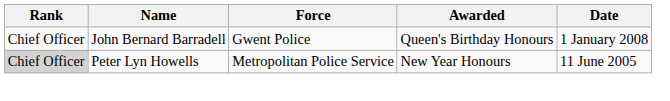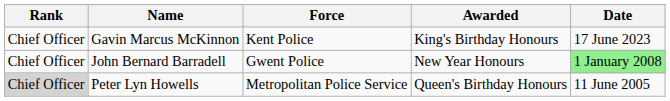+ row: (165, 38)
(477, 38) Queen's Birthday Honours -> (469, 61) New Year Honours
(604, 38) no background -> (618, 61) lightgreen background
(456, 61) New Year Honours -> (491, 84) Queen's Birthday Honours
